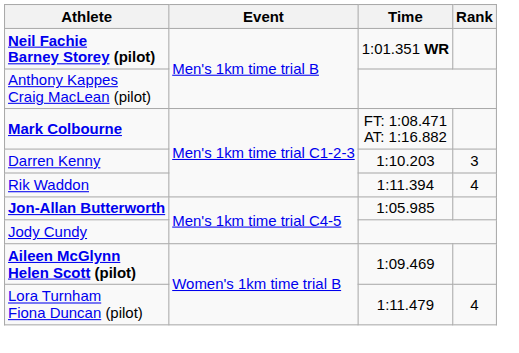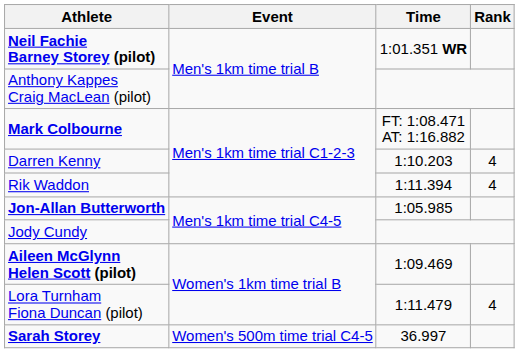(474, 161) 3 -> (492, 161) 4
+ row: (54, 337)
